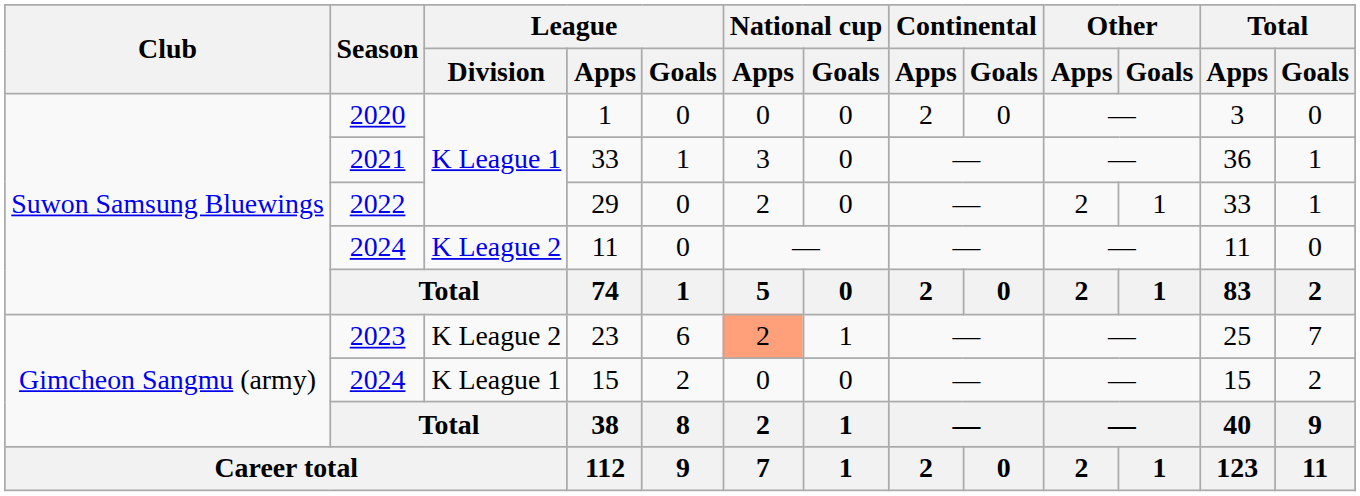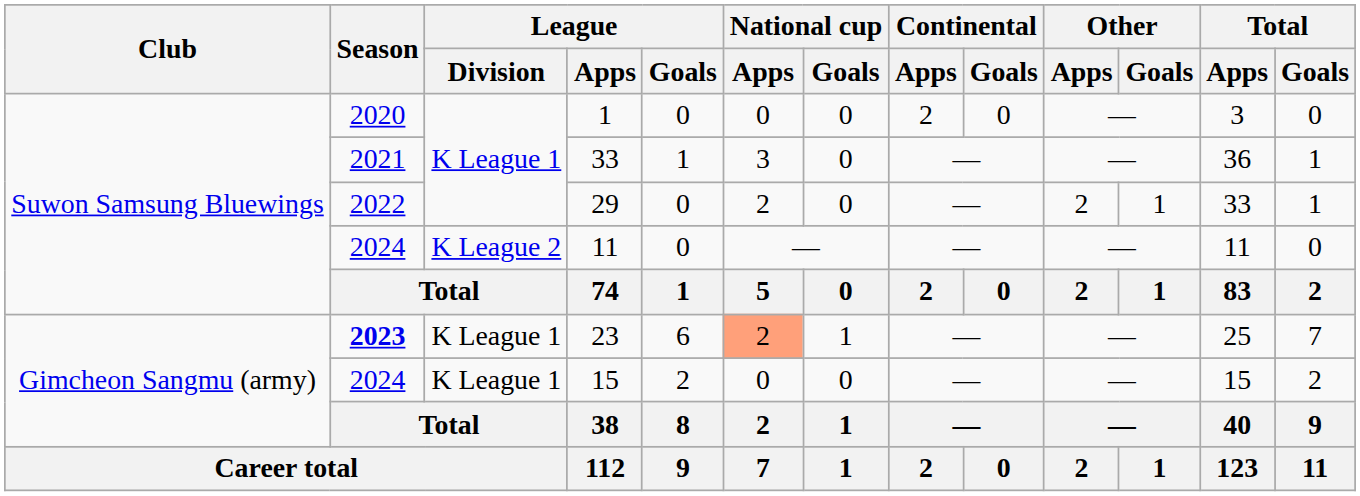(378, 335) normal -> (378, 335) bold
(496, 335) K League 2 -> (496, 335) K League 1
